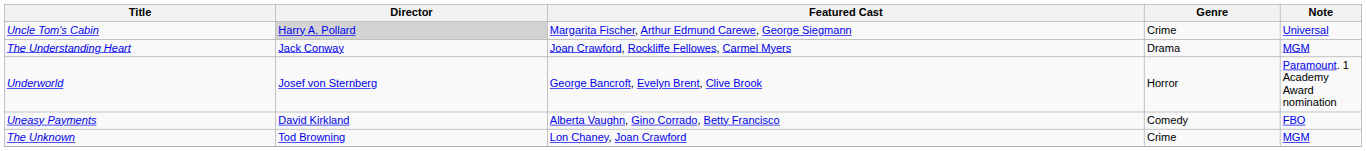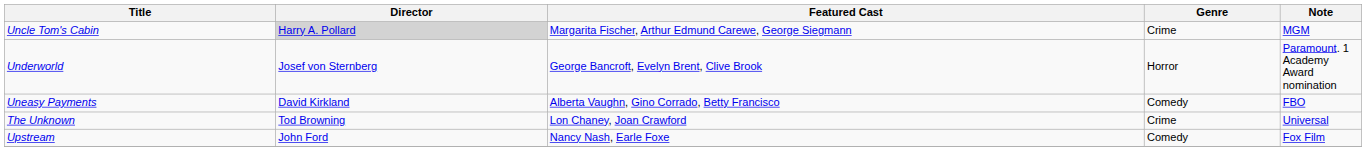(1306, 30) Universal -> (1296, 30) MGM
- row: (69, 48)
(1296, 138) MGM -> (1306, 120) Universal
+ row: (31, 138)
